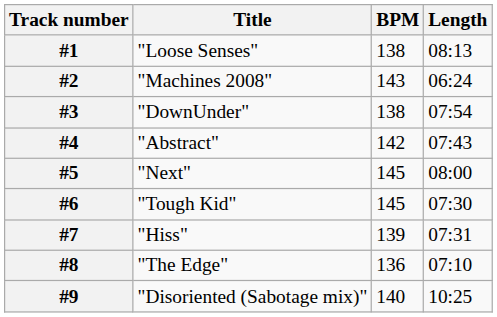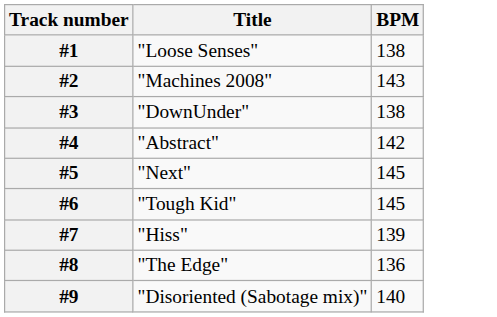- column: (458, 19)
